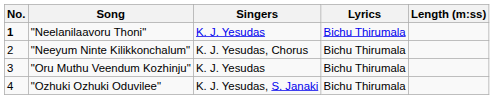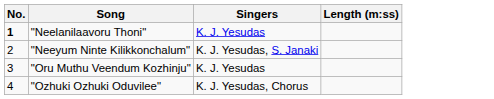- column: (365, 14)
(252, 50) K. J. Yesudas, Chorus -> (257, 50) K. J. Yesudas, S. Janaki
(257, 86) K. J. Yesudas, S. Janaki -> (252, 86) K. J. Yesudas, Chorus
